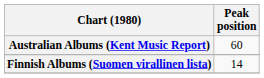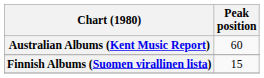(237, 63) 14 -> (237, 63) 15
